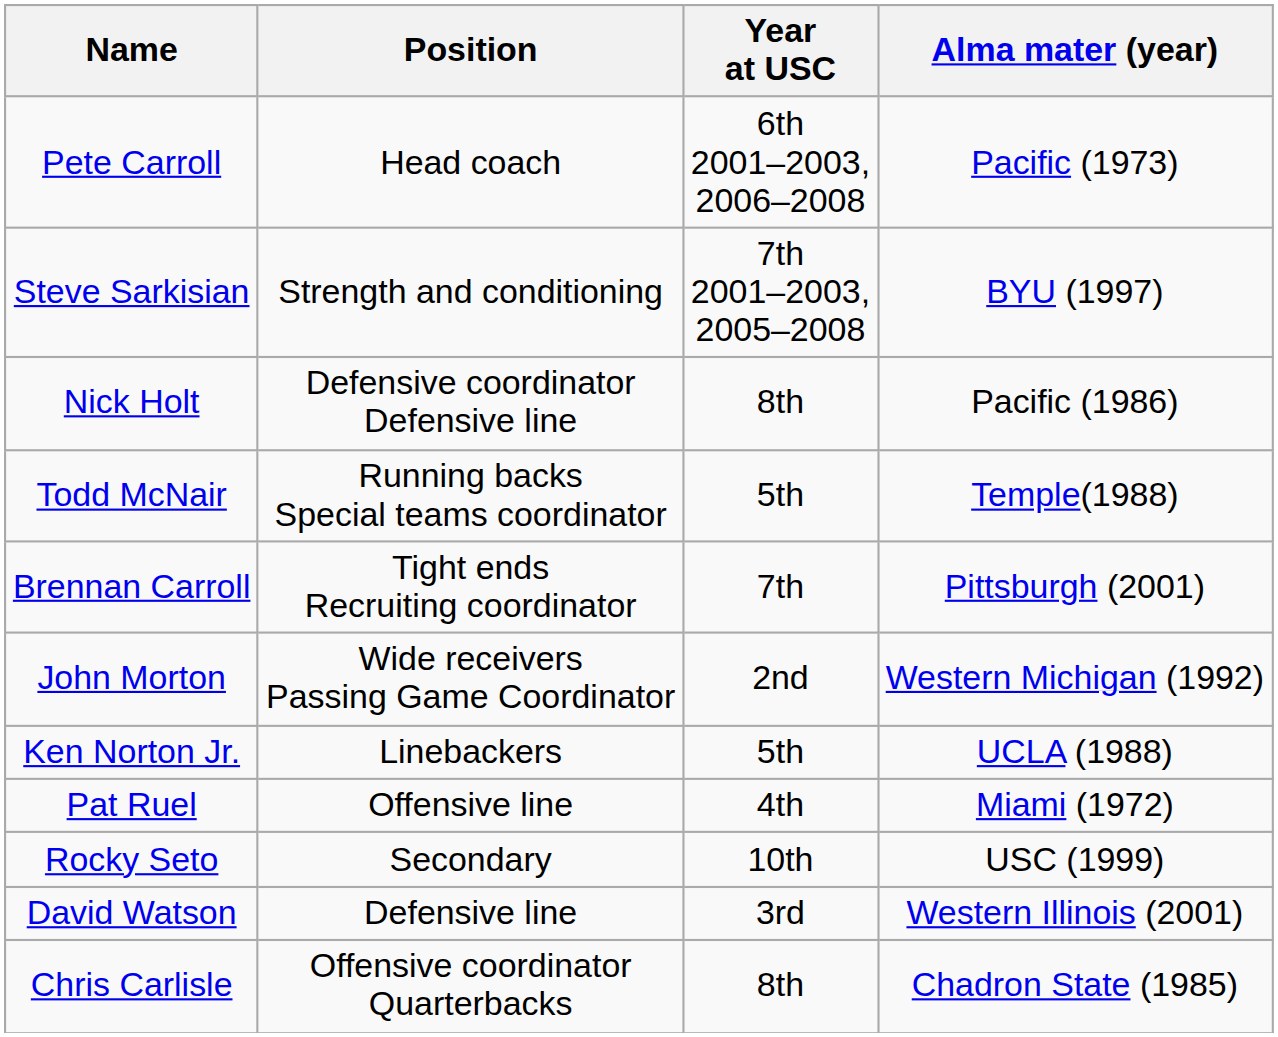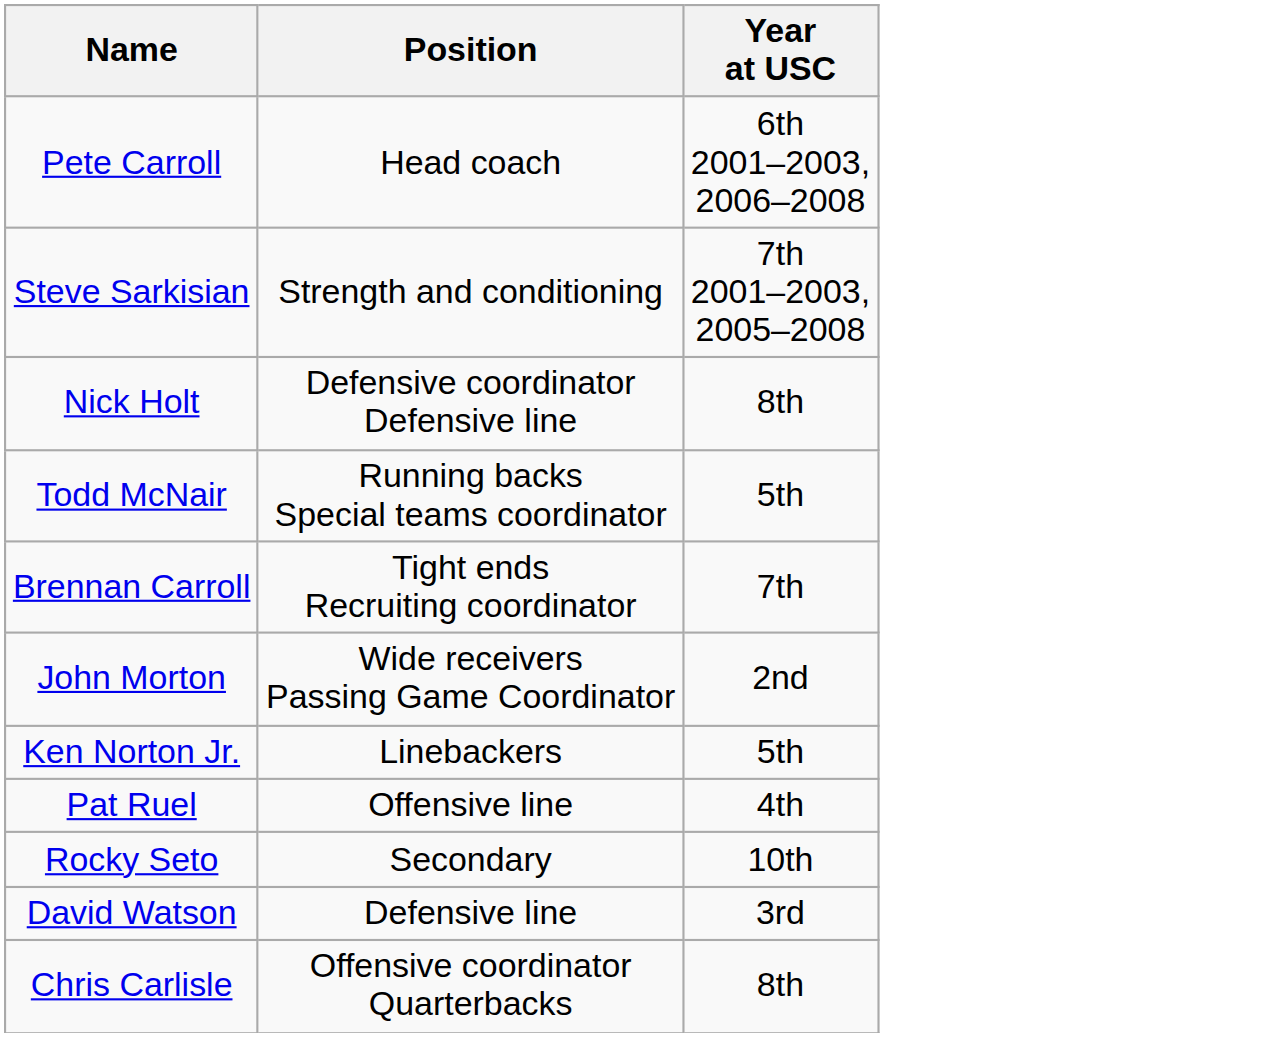- column: (1075, 50)
